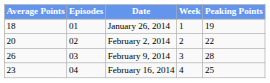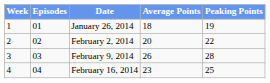columns swapped: (190, 11) <-> (36, 11)
